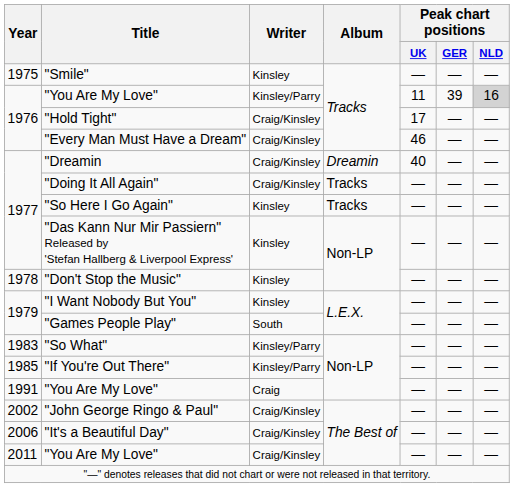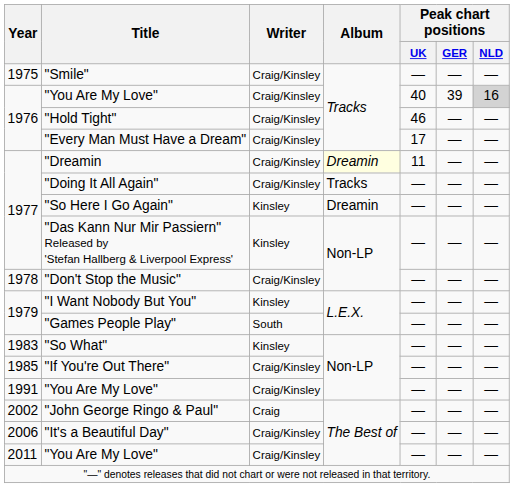(271, 75) Kinsley -> (286, 75) Craig/Kinsley
(286, 97) Kinsley/Parry -> (286, 97) Craig/Kinsley
(418, 96) 11 -> (418, 96) 40
(418, 118) 17 -> (418, 118) 46
(418, 140) 46 -> (418, 140) 17
(352, 161) no background -> (352, 161) lightyellow background
(418, 161) 40 -> (418, 161) 11
(347, 205) Tracks -> (352, 205) Dreamin
(271, 280) Kinsley -> (286, 280) Craig/Kinsley
(286, 346) Kinsley/Parry -> (271, 346) Kinsley
(286, 368) Kinsley/Parry -> (286, 368) Craig/Kinsley
(266, 390) Craig -> (286, 390) Craig/Kinsley
(286, 411) Craig/Kinsley -> (266, 411) Craig
